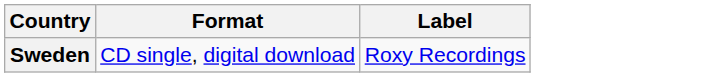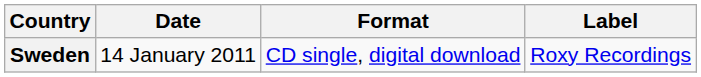+ column: (178, 21)
